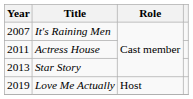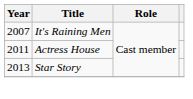- row: (75, 85)
